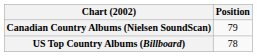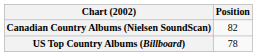(233, 28) 79 -> (233, 28) 82
